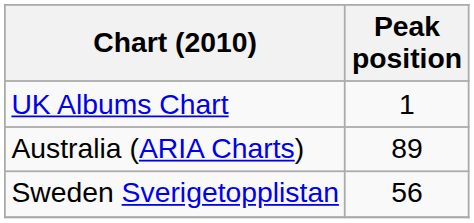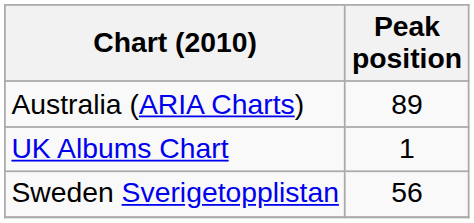rows swapped: (120, 103) <-> (158, 148)
